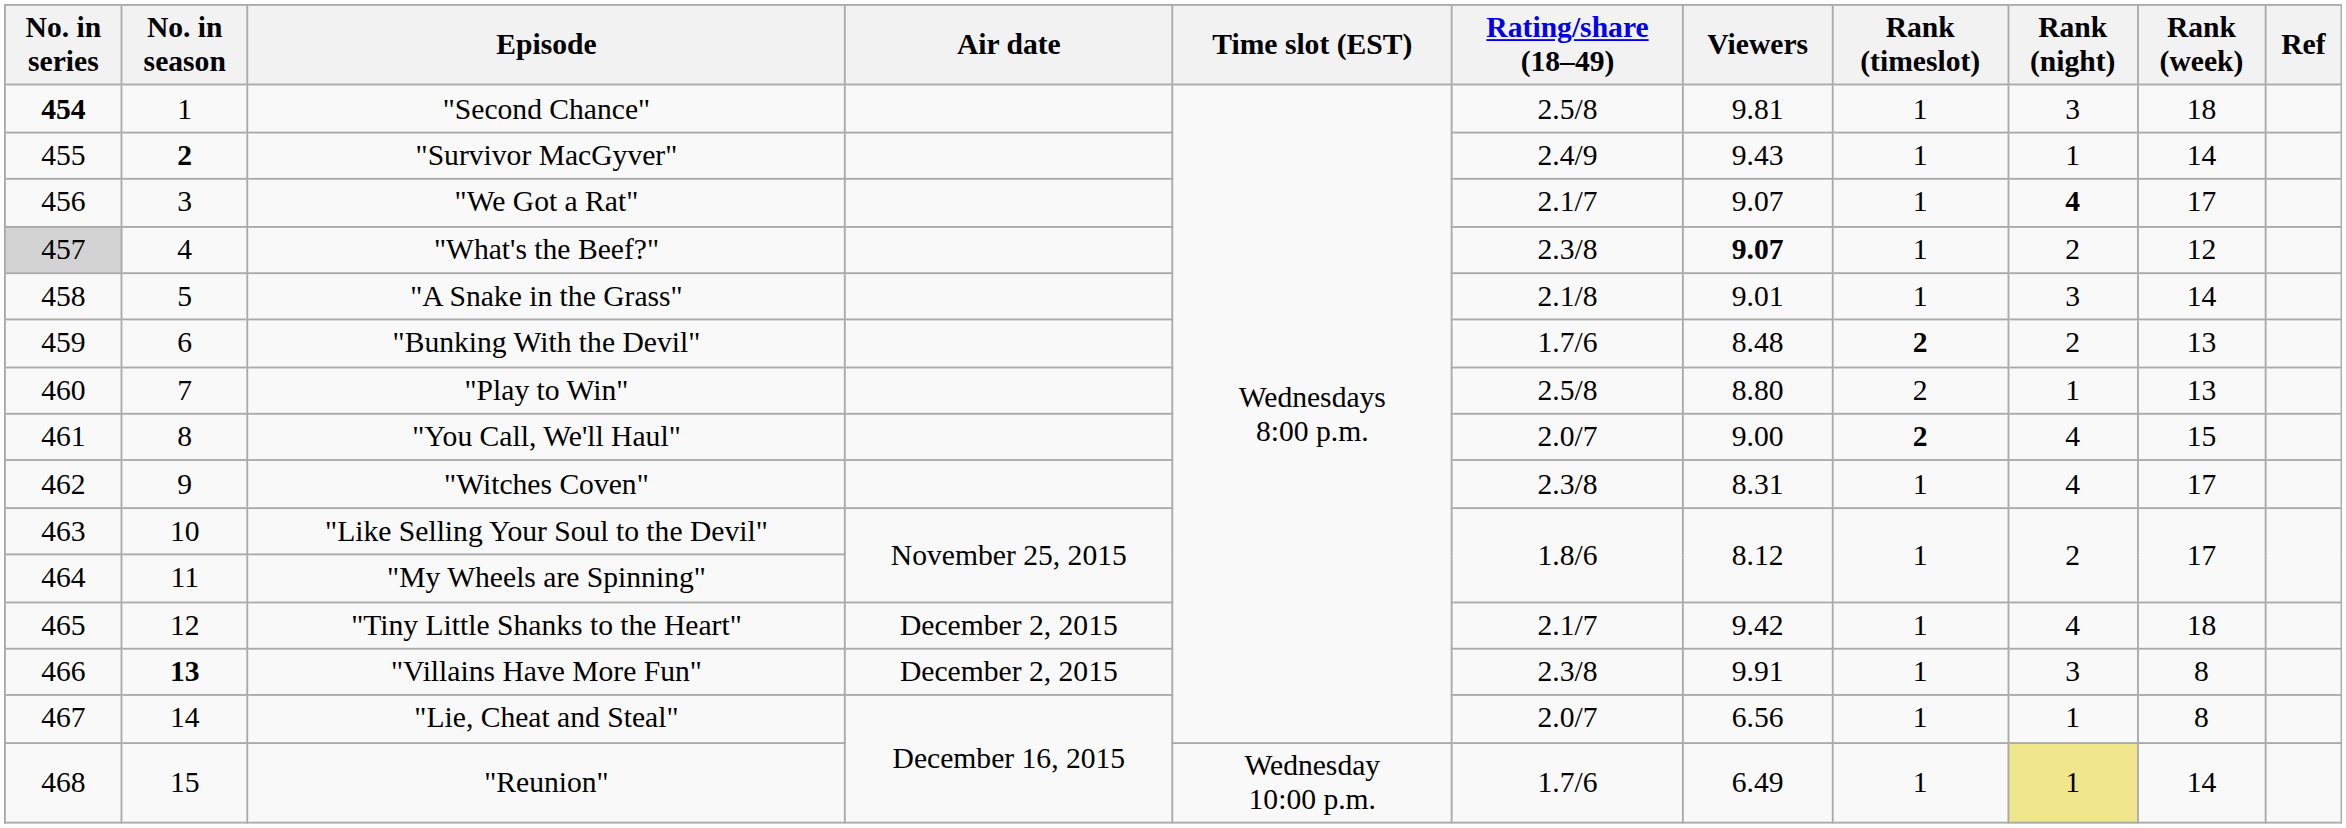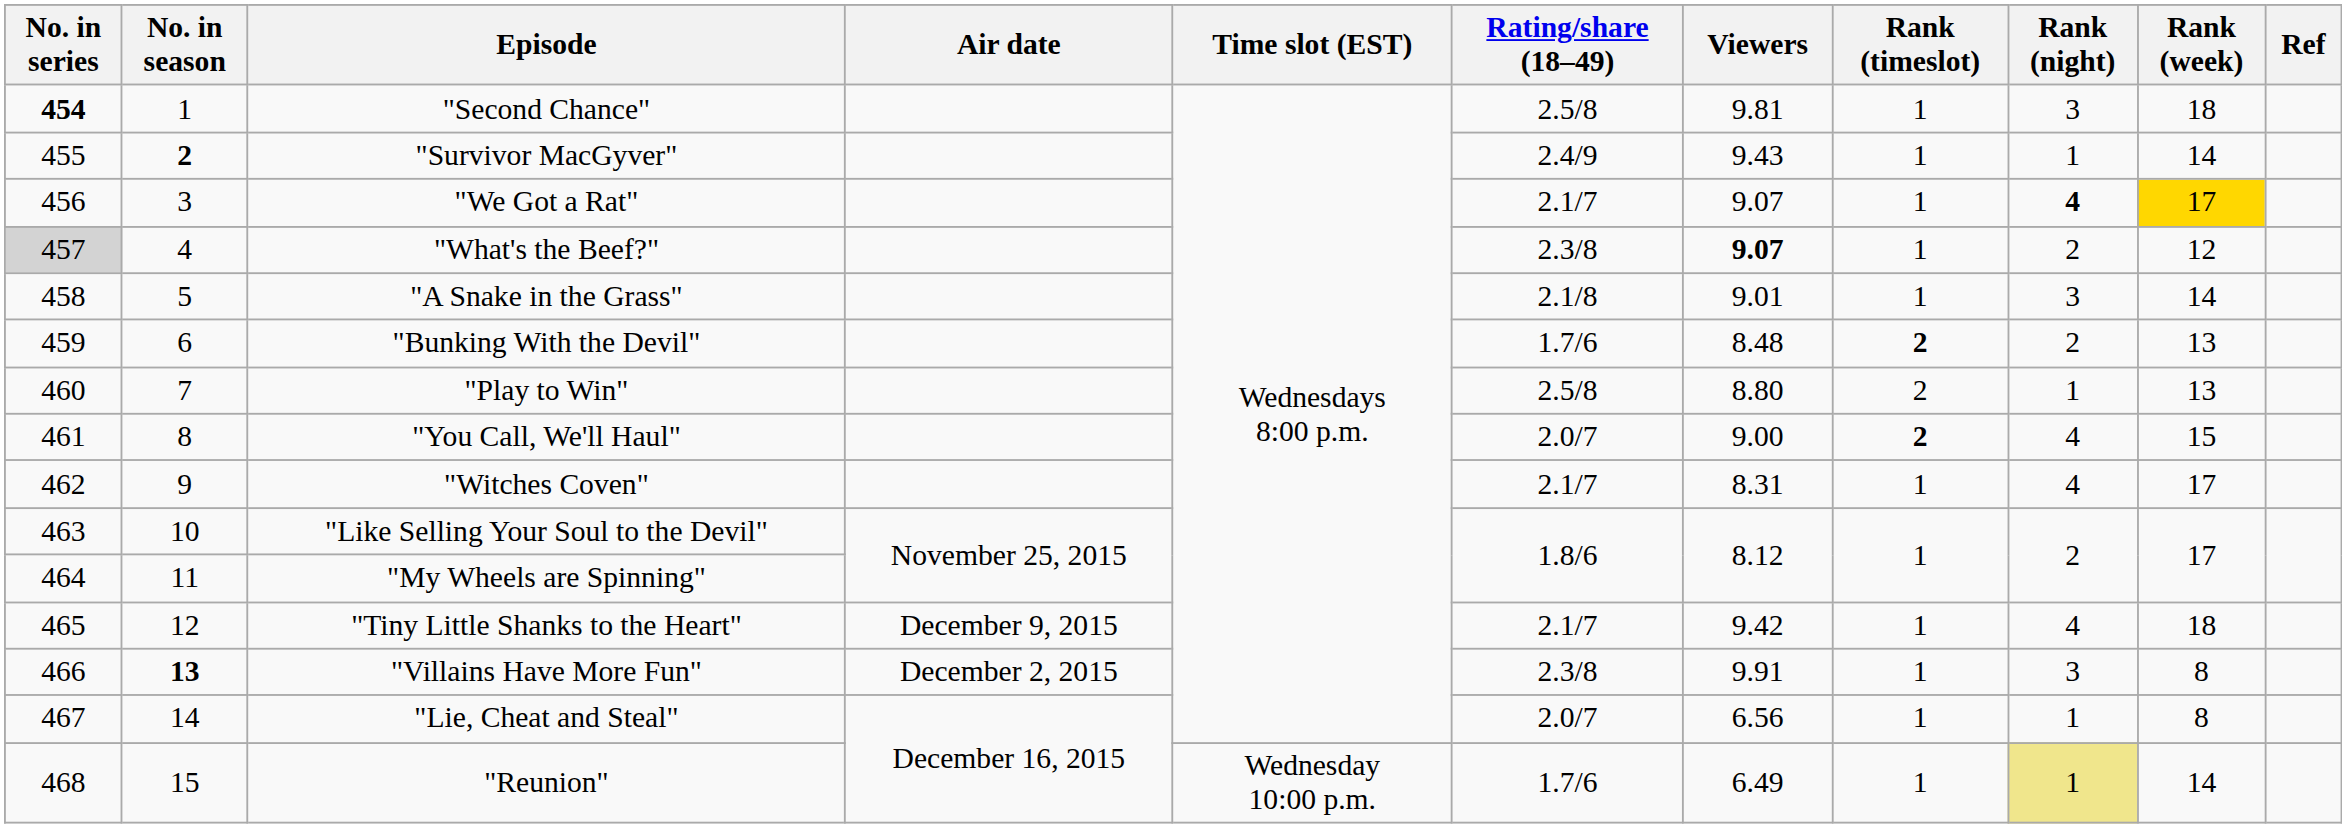(2201, 202) no background -> (2201, 202) gold background
(1568, 483) 2.3/8 -> (1568, 483) 2.1/7
(1009, 624) December 2, 2015 -> (1009, 624) December 9, 2015
